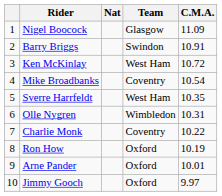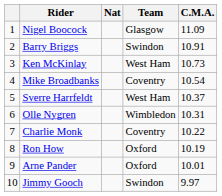(193, 64) 10.72 -> (193, 64) 10.73
(193, 98) 10.35 -> (193, 98) 10.37
(141, 183) Oxford -> (145, 183) Swindon
